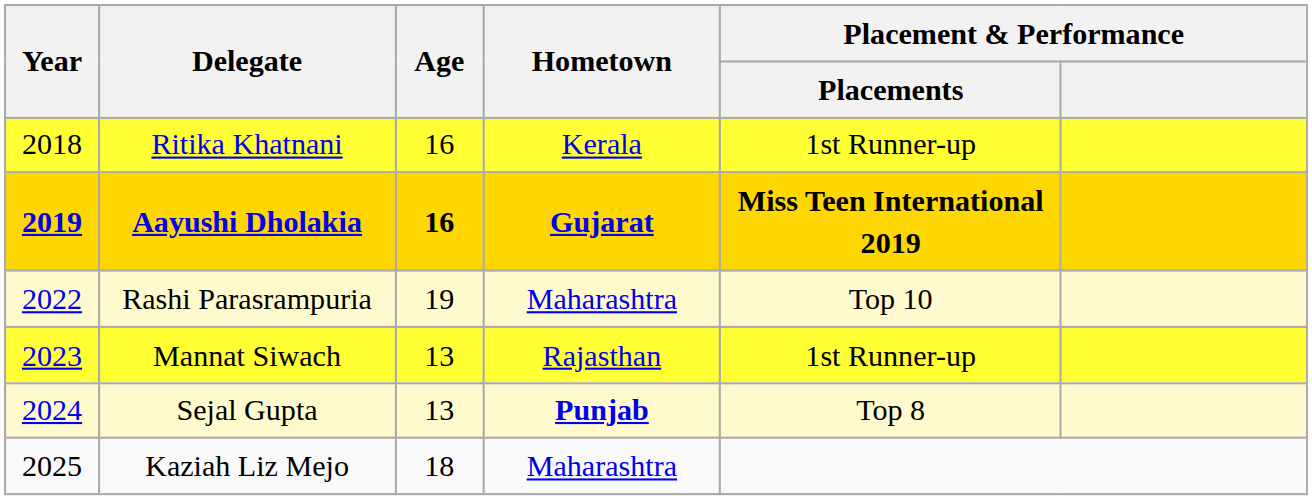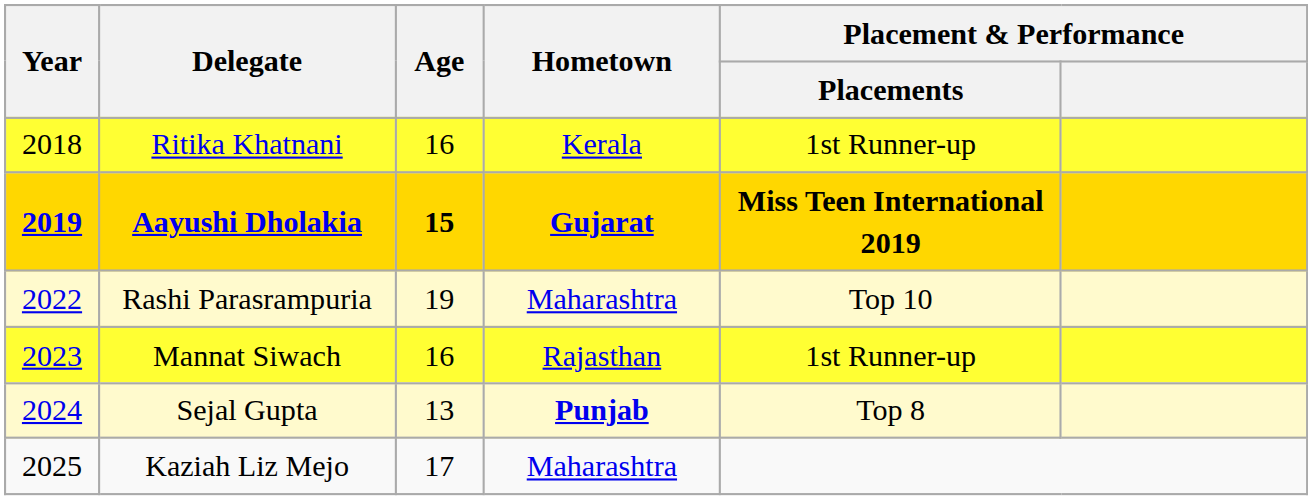(439, 222) 16 -> (439, 222) 15
(439, 355) 13 -> (439, 355) 16
(439, 467) 18 -> (439, 467) 17
